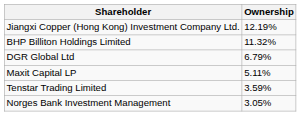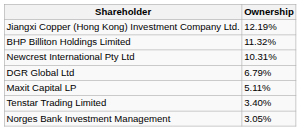+ row: (71, 57)
(258, 88) 3.59% -> (258, 103) 3.40%
